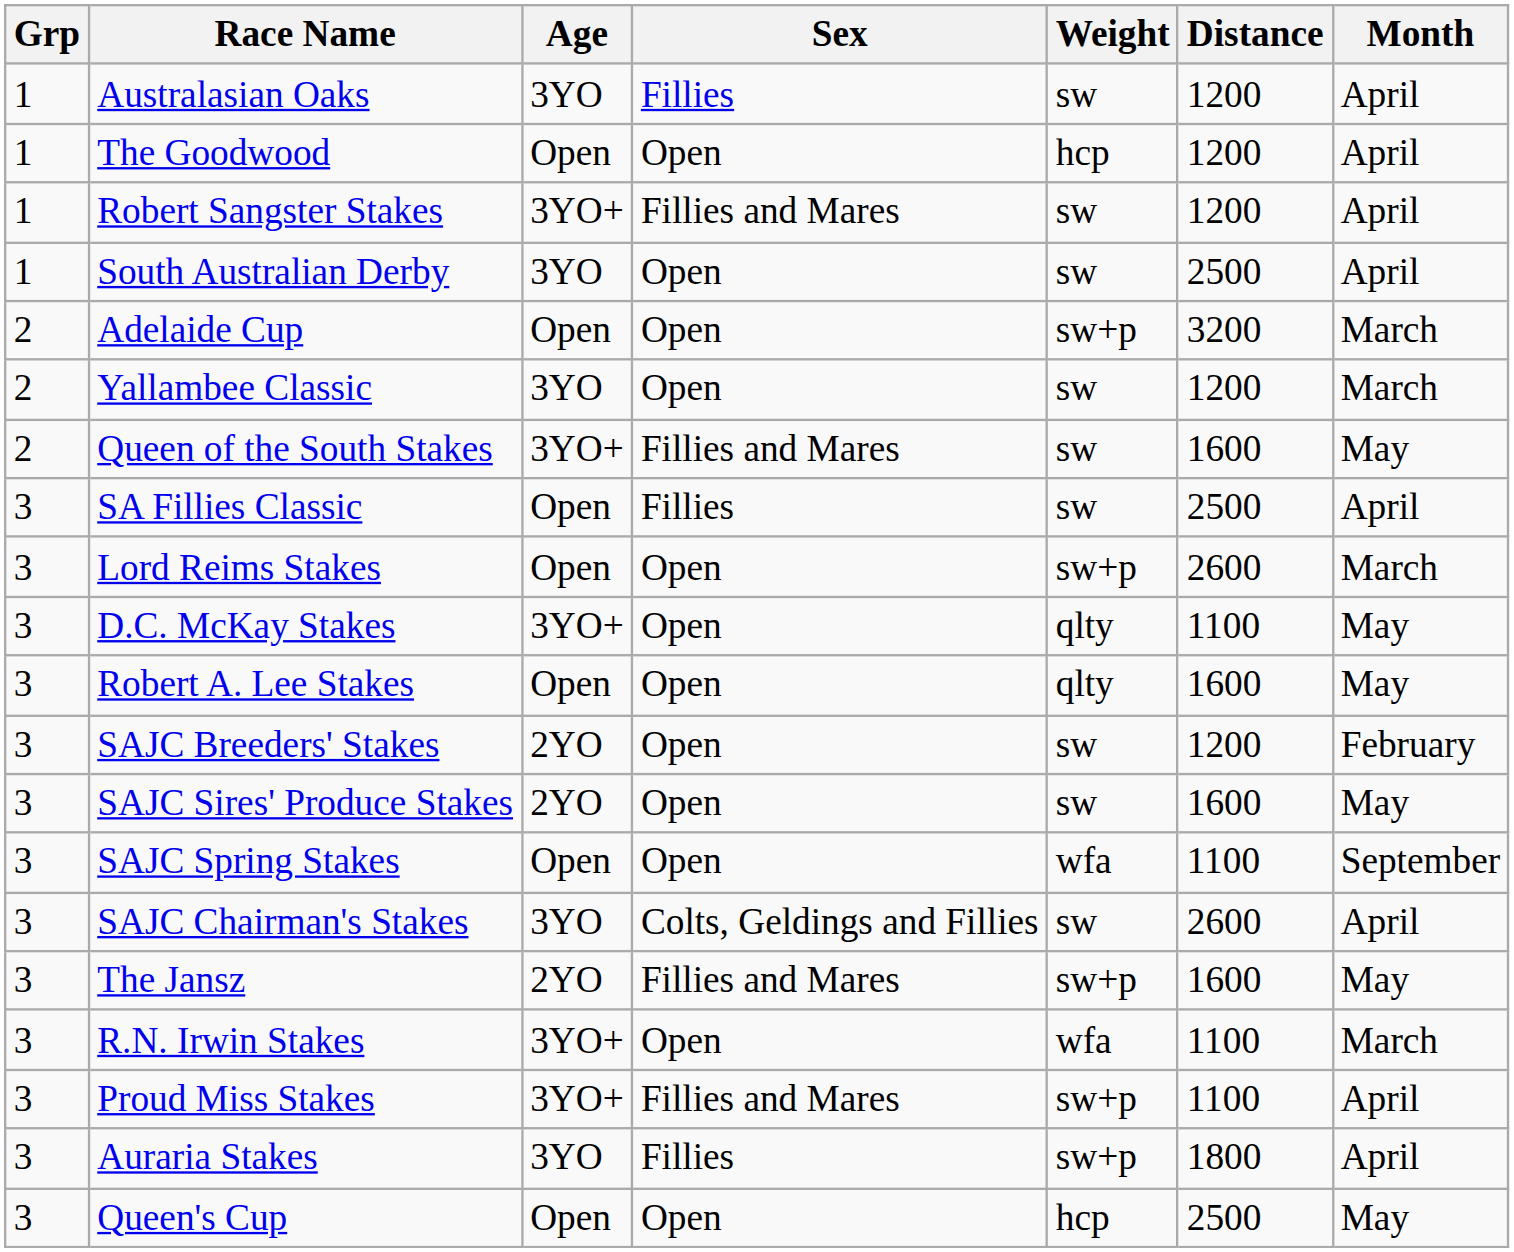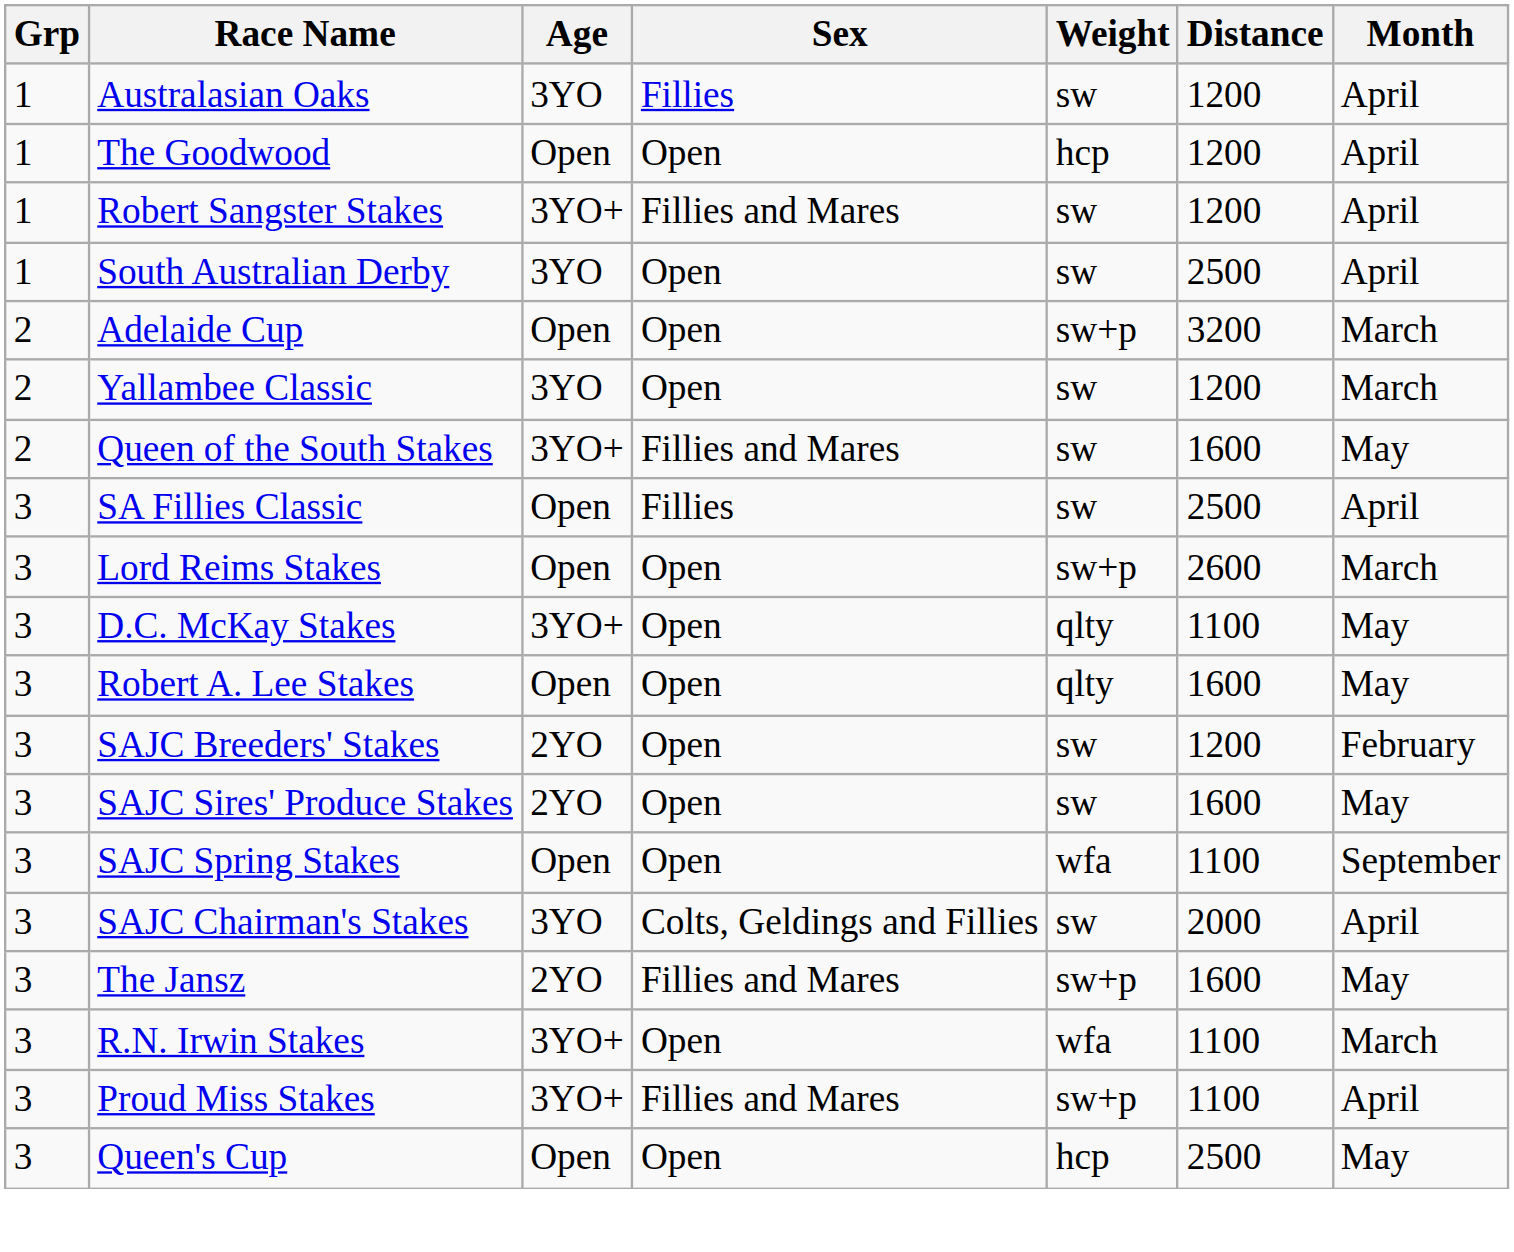(1224, 920) 2600 -> (1224, 920) 2000
- row: (207, 1157)
